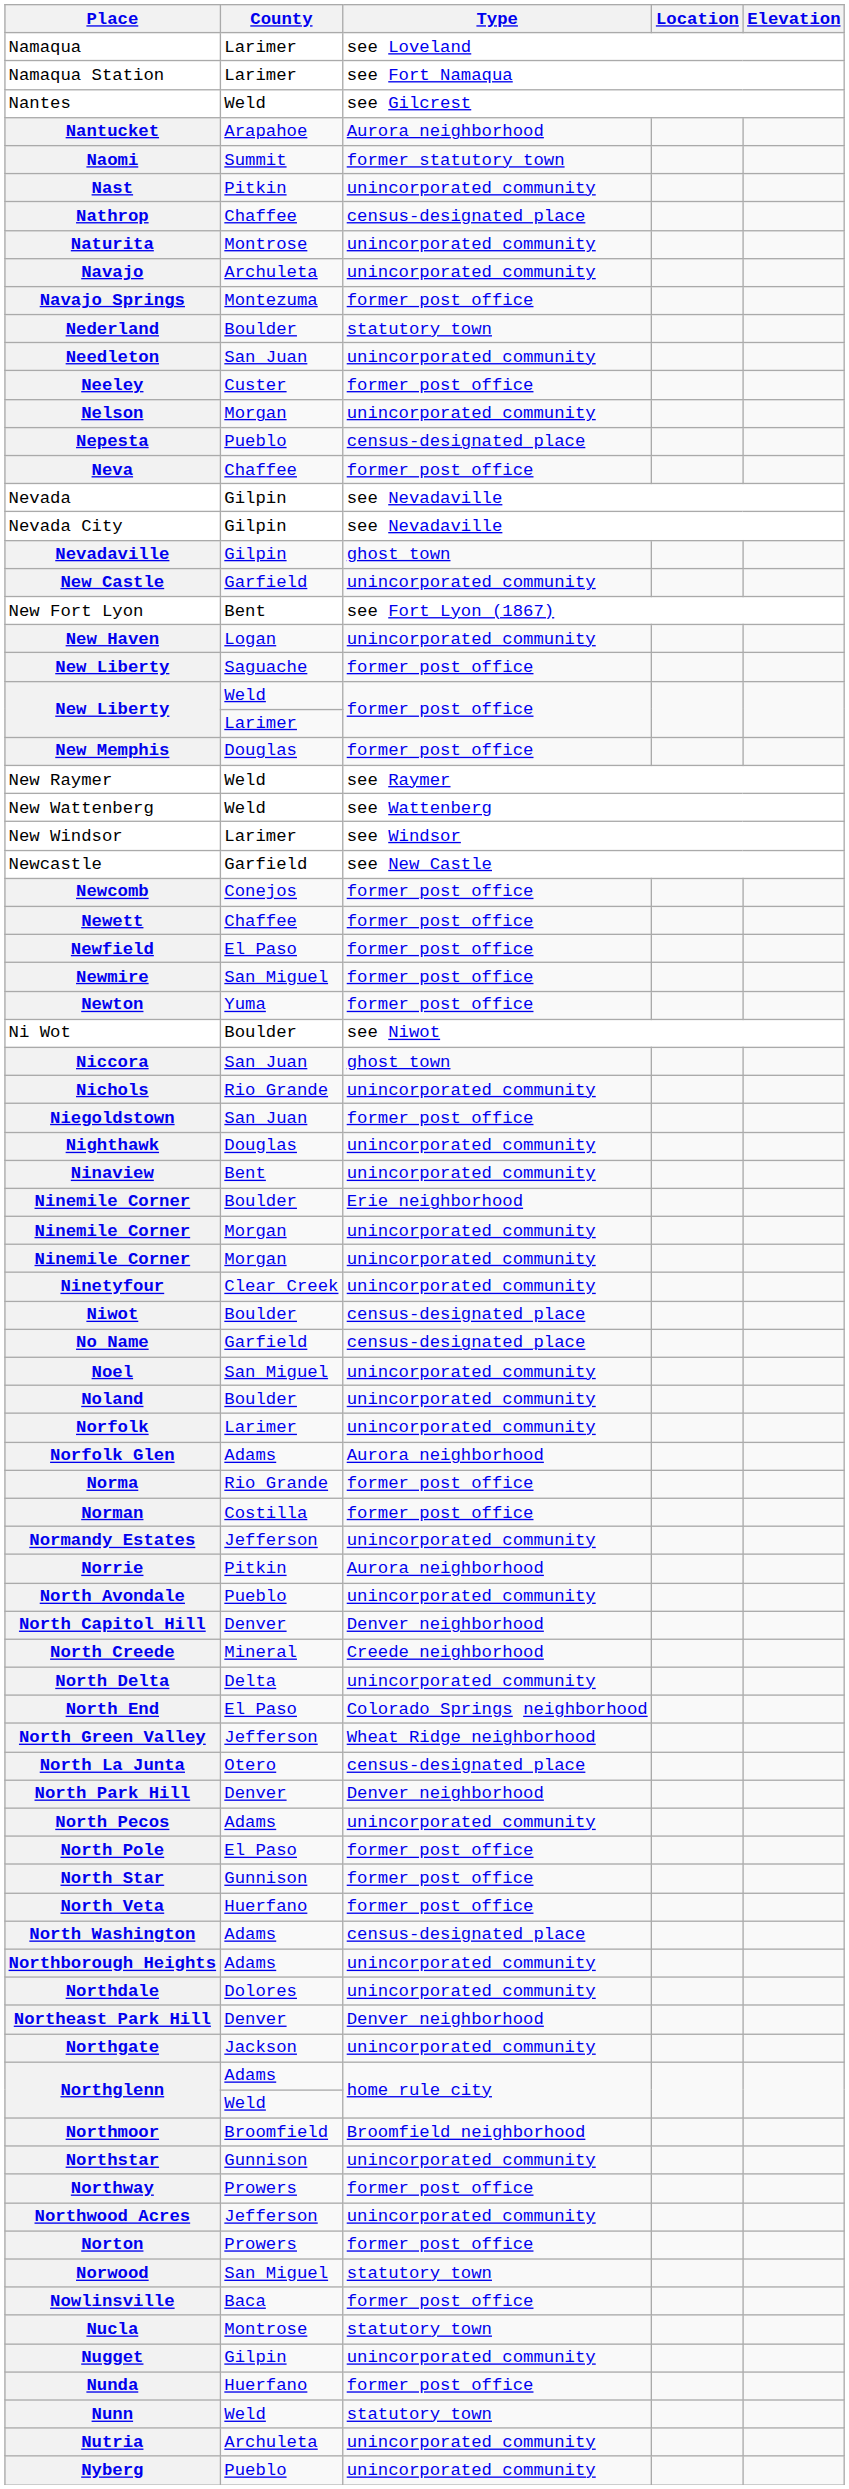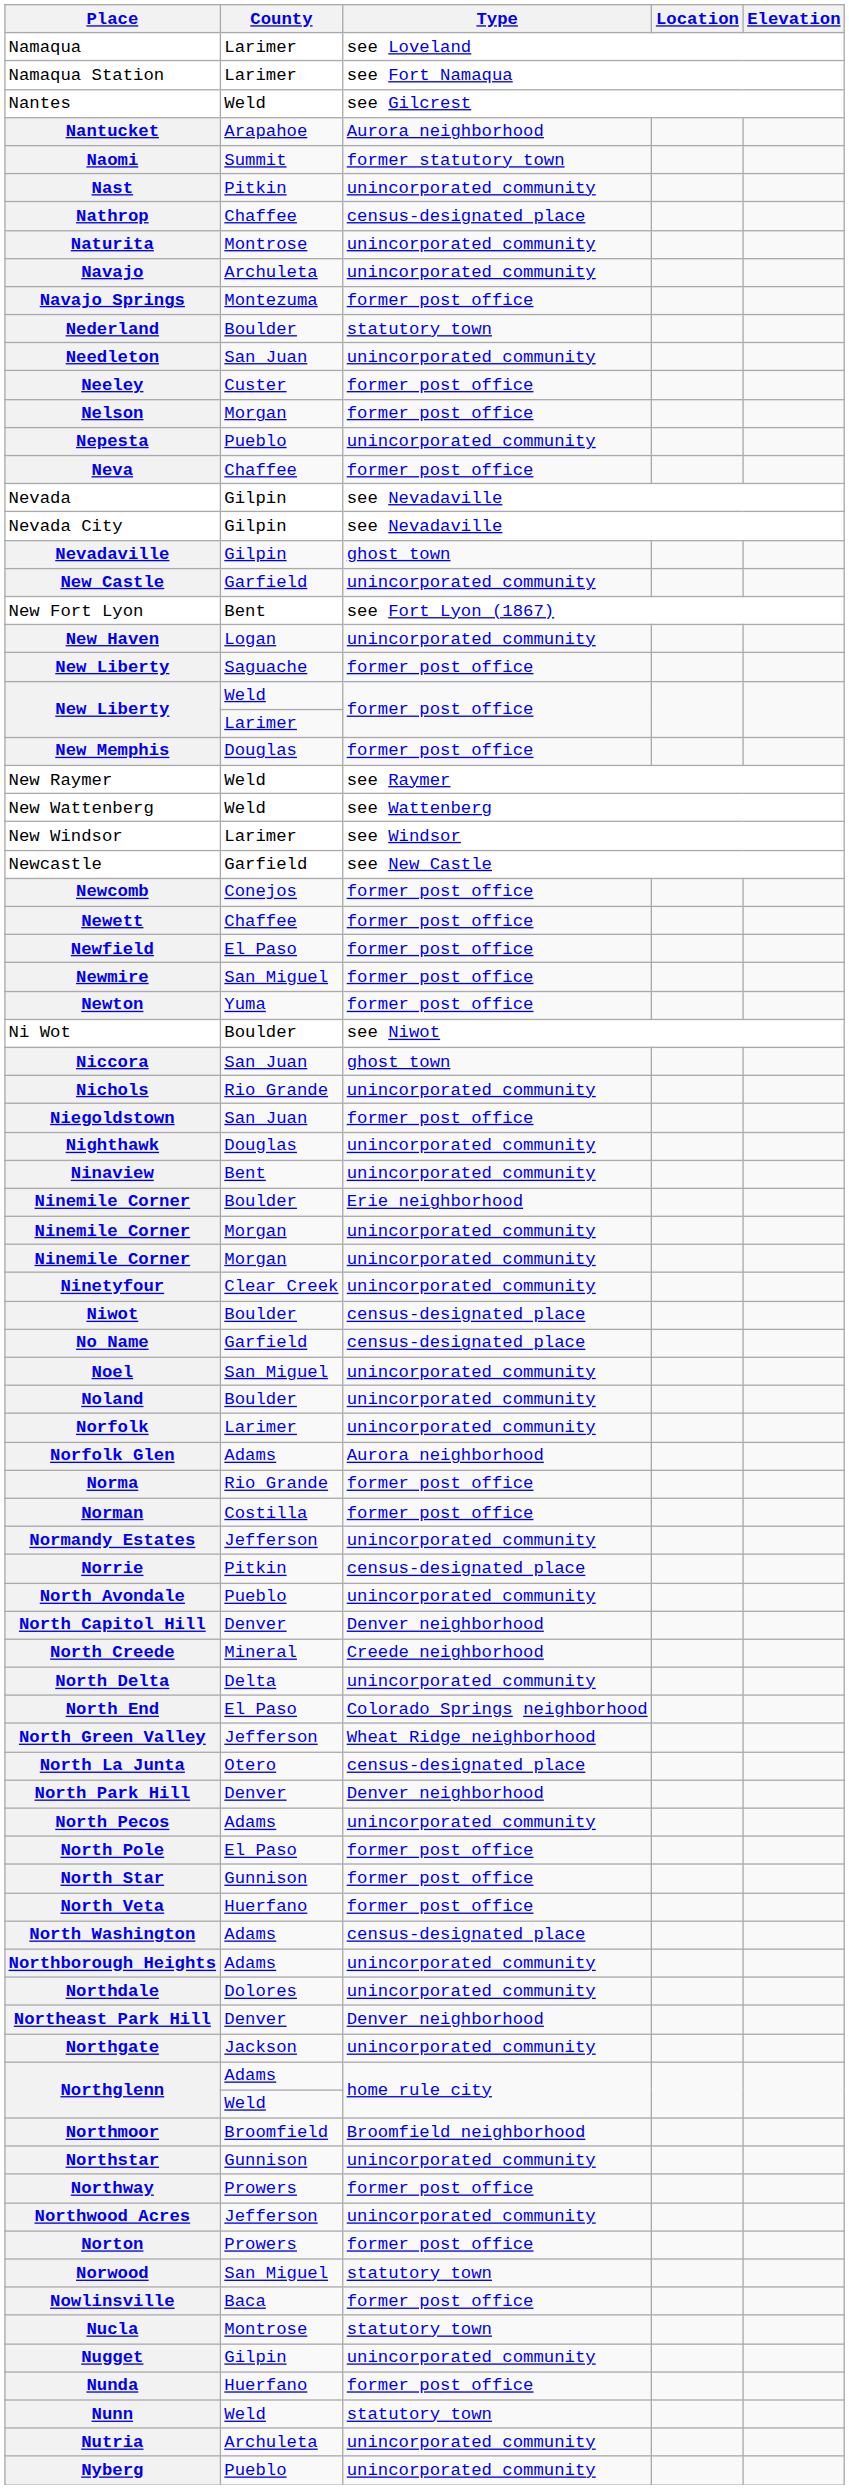(471, 413) unincorporated community -> (440, 413) former post office
(466, 441) census-designated place -> (471, 441) unincorporated community
(445, 1569) Aurora neighborhood -> (466, 1569) census-designated place
